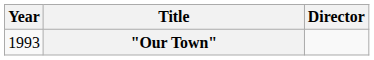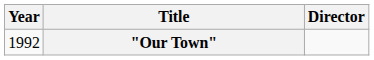(24, 42) 1993 -> (24, 42) 1992
